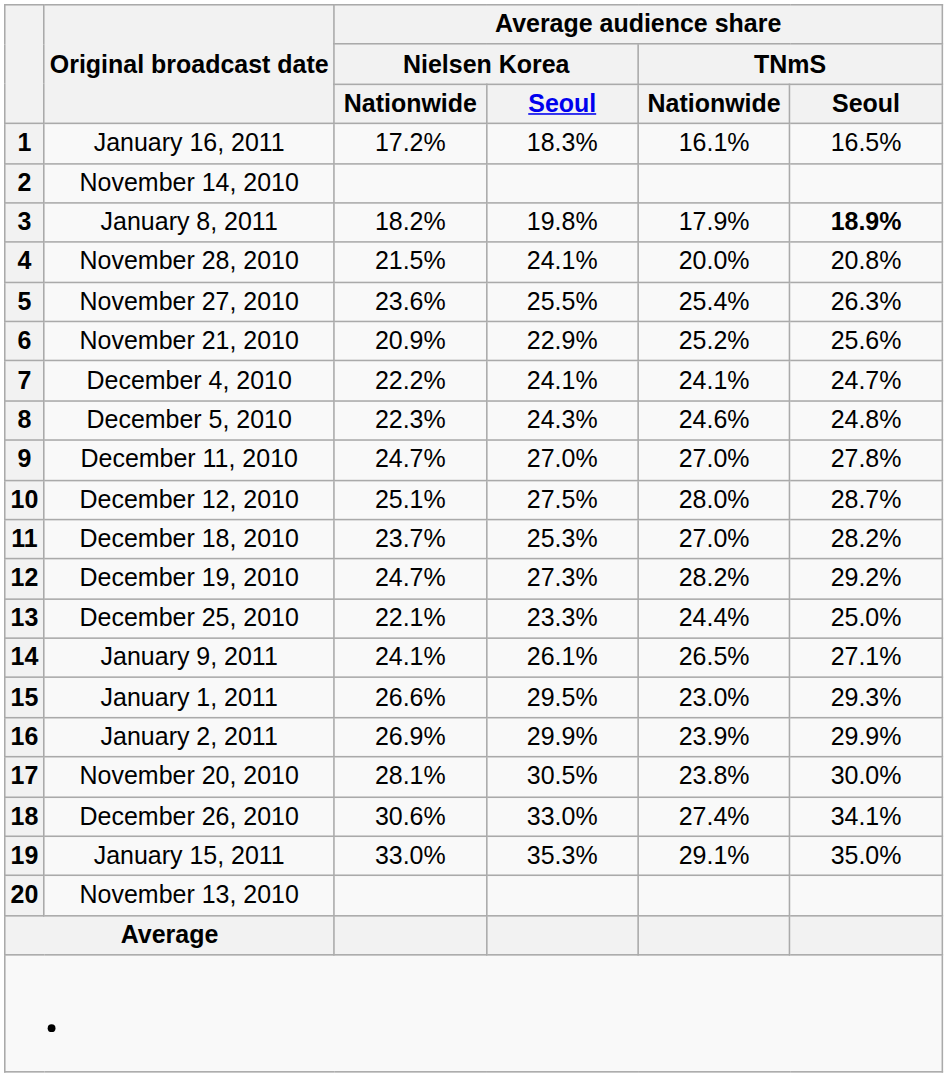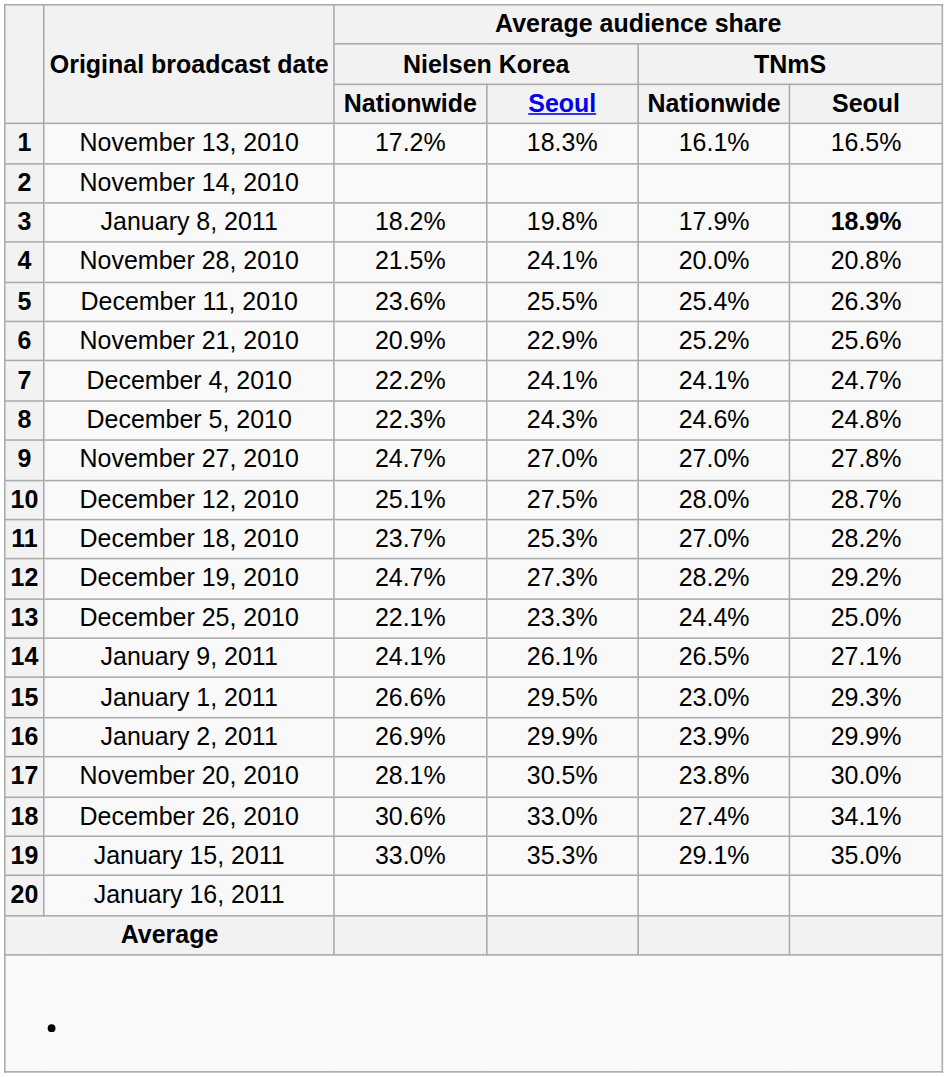(189, 143) January 16, 2011 -> (189, 143) November 13, 2010
(189, 301) November 27, 2010 -> (189, 301) December 11, 2010
(189, 459) December 11, 2010 -> (189, 459) November 27, 2010
(189, 895) November 13, 2010 -> (189, 895) January 16, 2011
